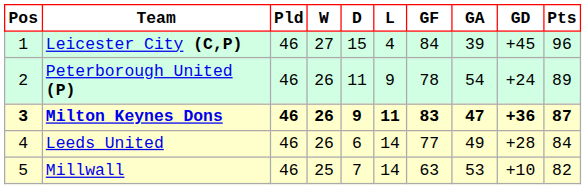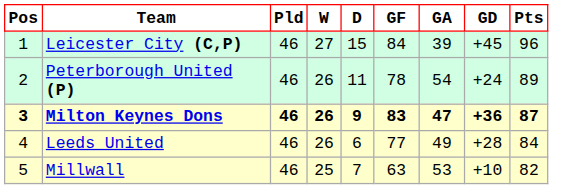- column: (390, 18)
